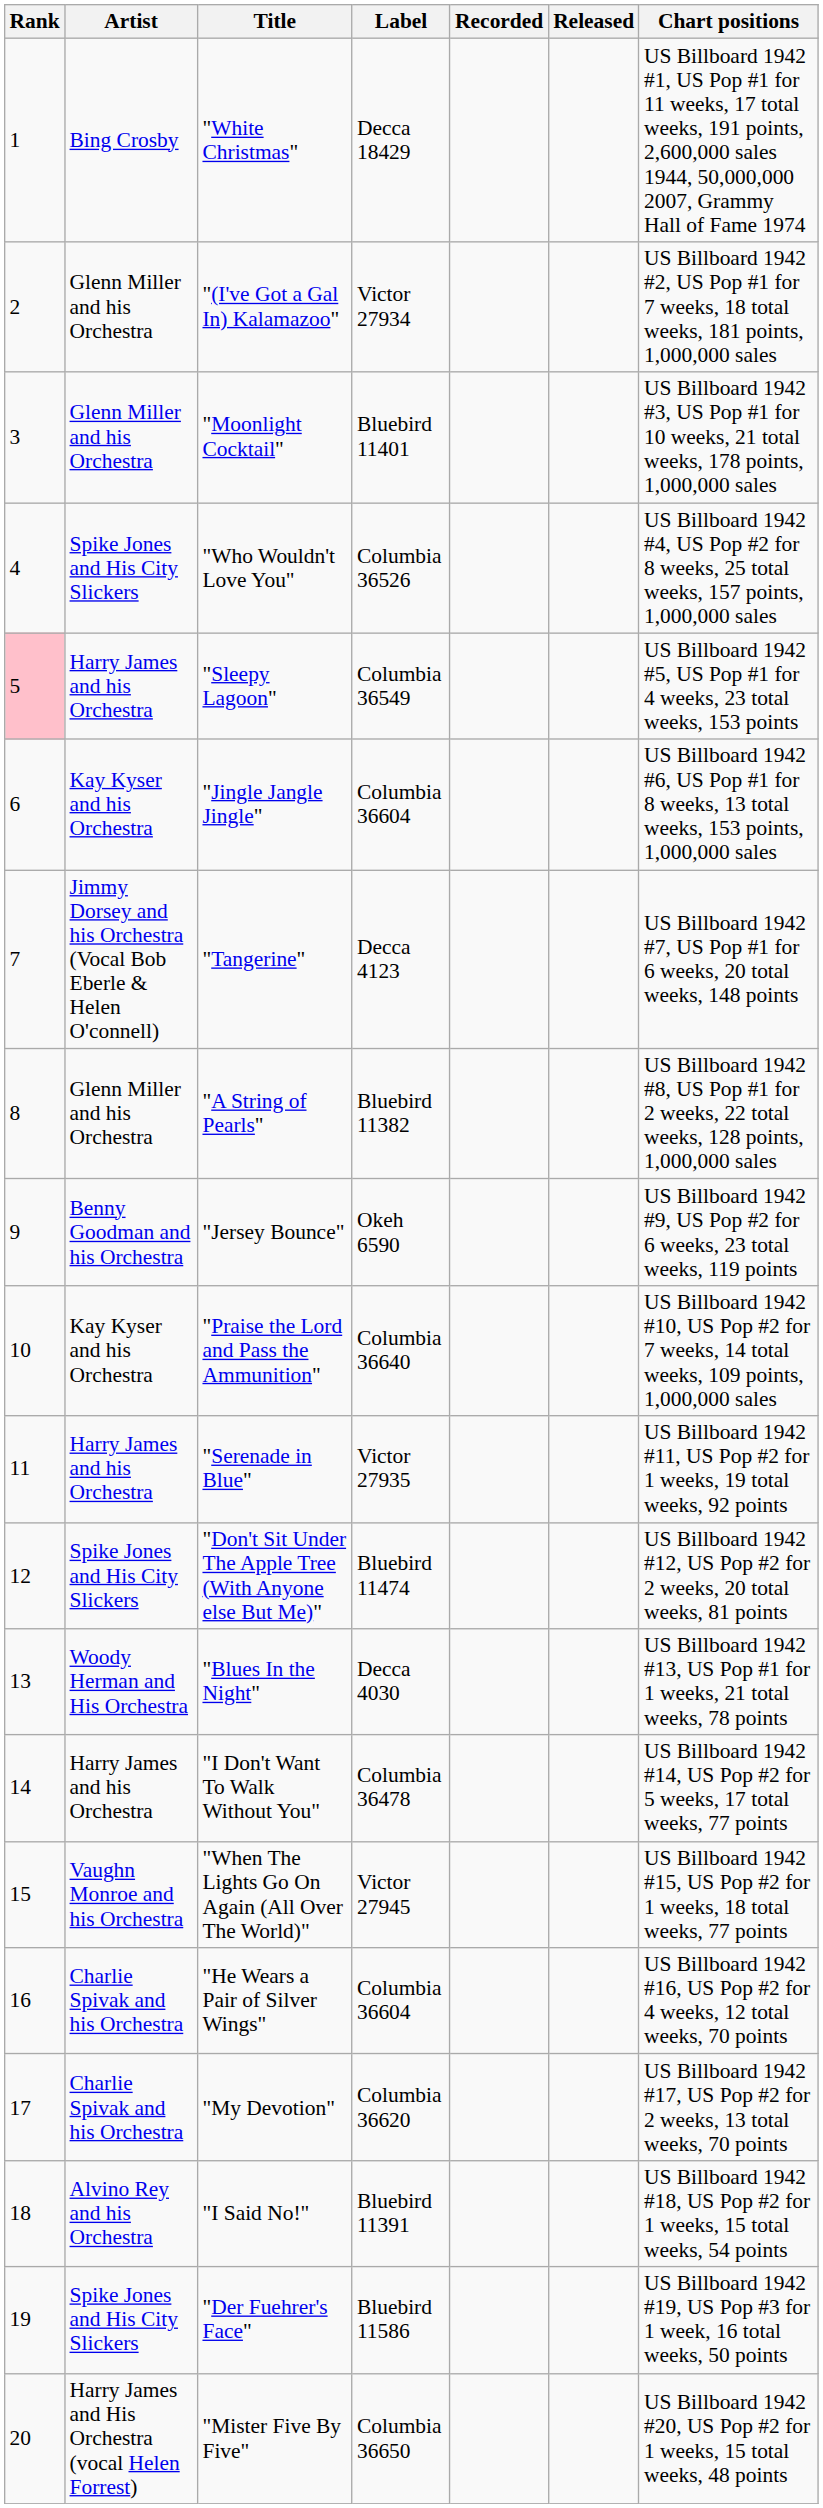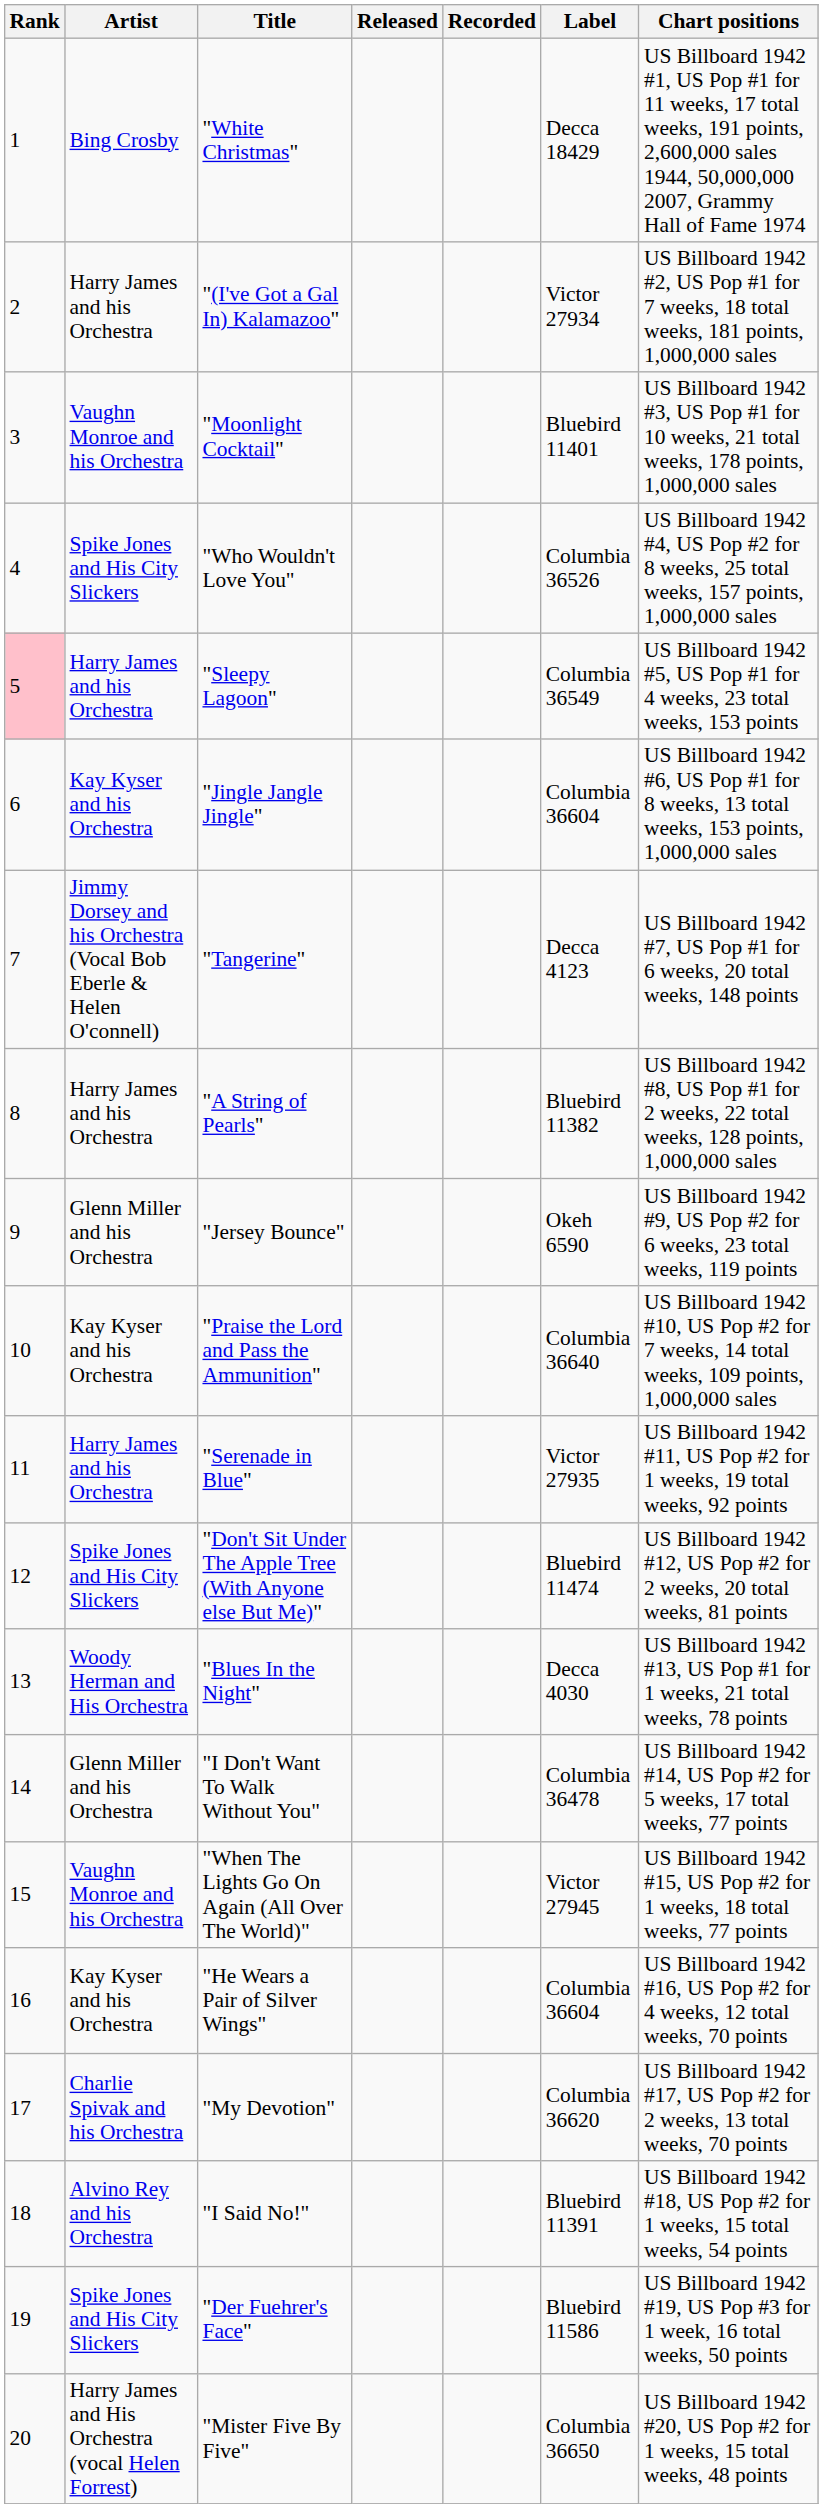columns swapped: (401, 21) <-> (594, 21)
(125, 306) Glenn Miller and his Orchestra -> (123, 306) Harry James and his Orchestra
(125, 437) Glenn Miller and his Orchestra -> (126, 437) Vaughn Monroe and his Orchestra
(125, 1113) Glenn Miller and his Orchestra -> (123, 1113) Harry James and his Orchestra
(130, 1232) Benny Goodman and his Orchestra -> (125, 1232) Glenn Miller and his Orchestra
(123, 1787) Harry James and his Orchestra -> (125, 1787) Glenn Miller and his Orchestra
(126, 2000) Charlie Spivak and his Orchestra -> (116, 2000) Kay Kyser and his Orchestra
